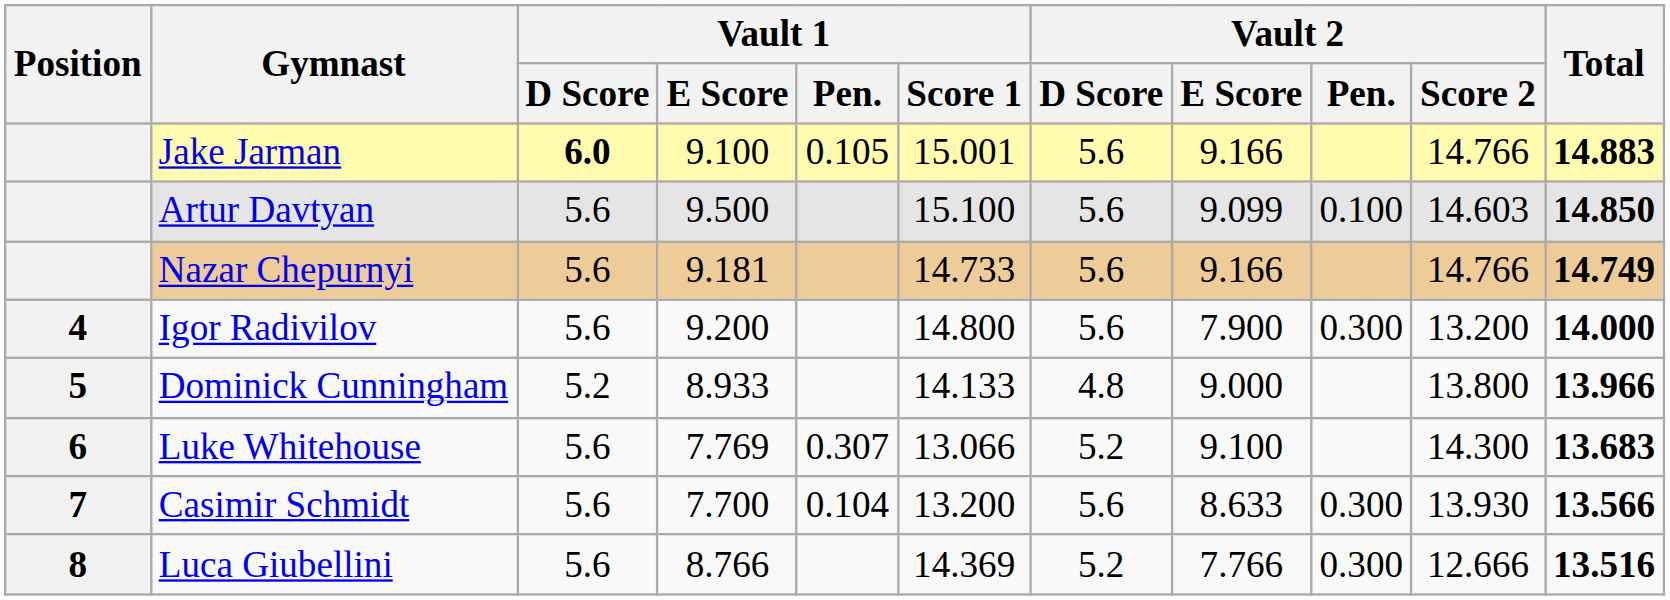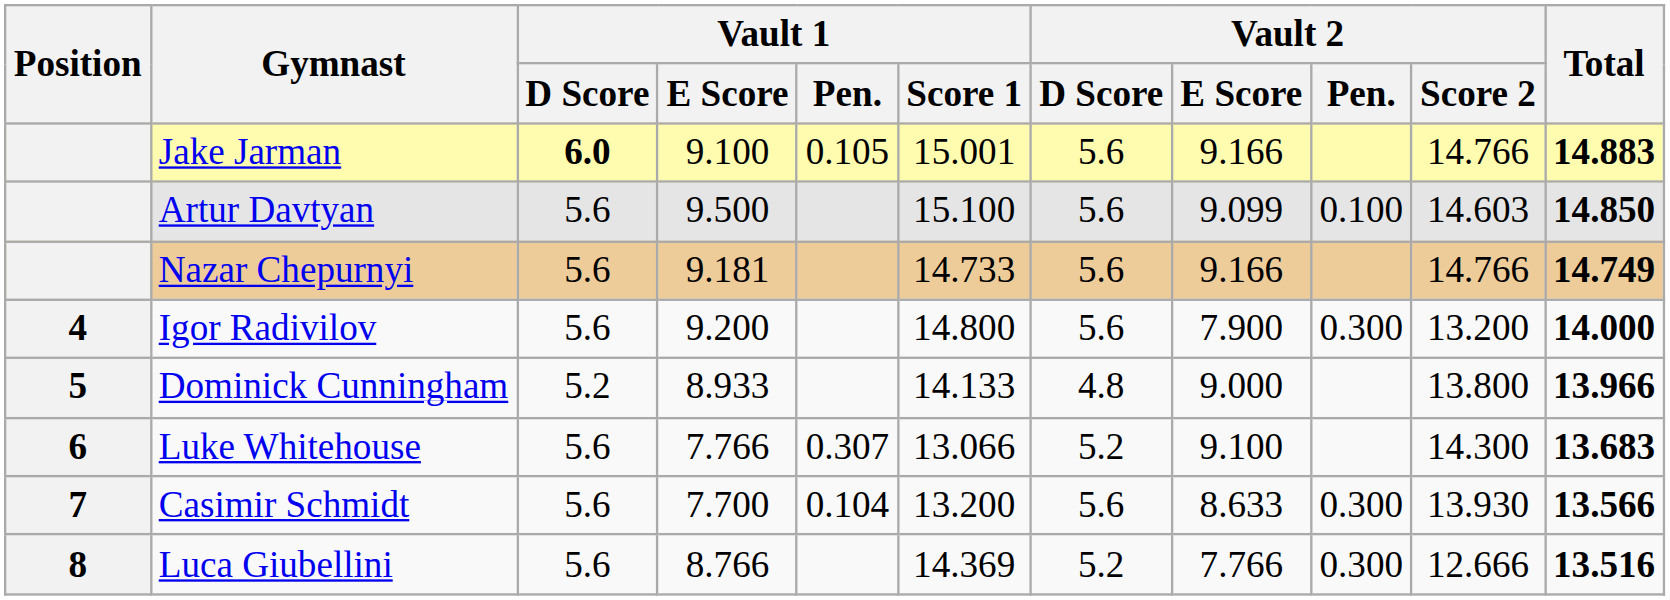(728, 446) 7.769 -> (728, 446) 7.766
